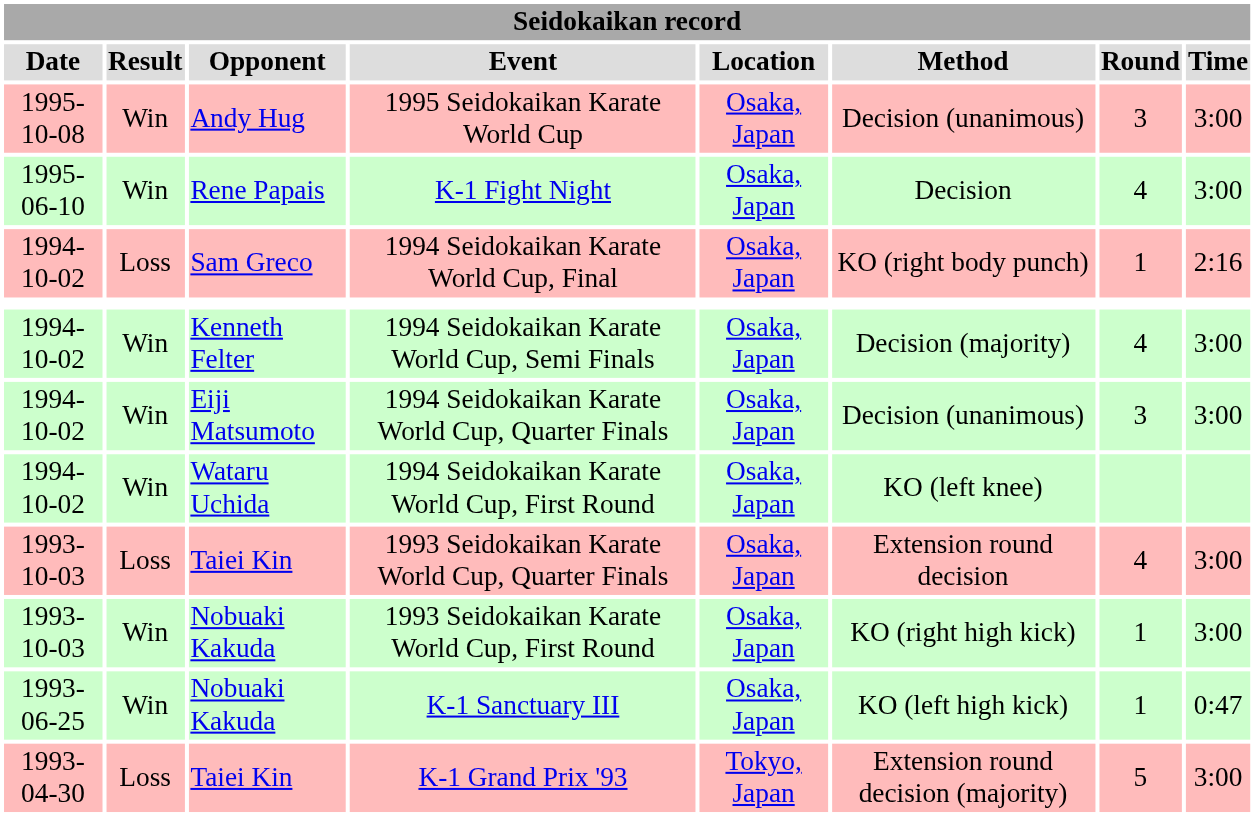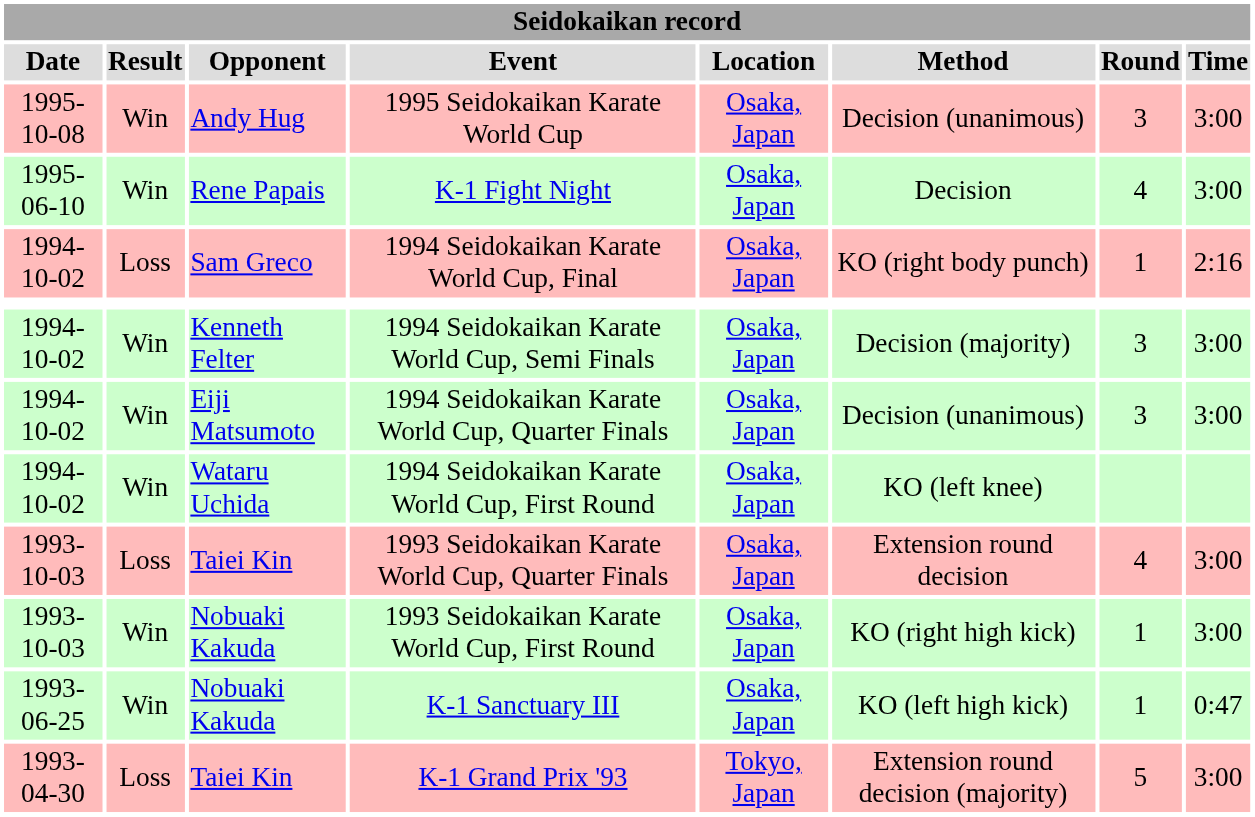(1140, 343) 4 -> (1140, 343) 3
